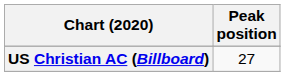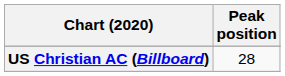(247, 58) 27 -> (247, 58) 28
